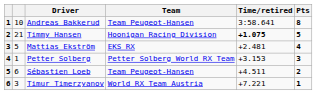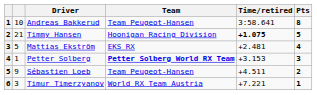(171, 59) normal -> (171, 59) bold
(17, 72) 6 -> (17, 72) 9
